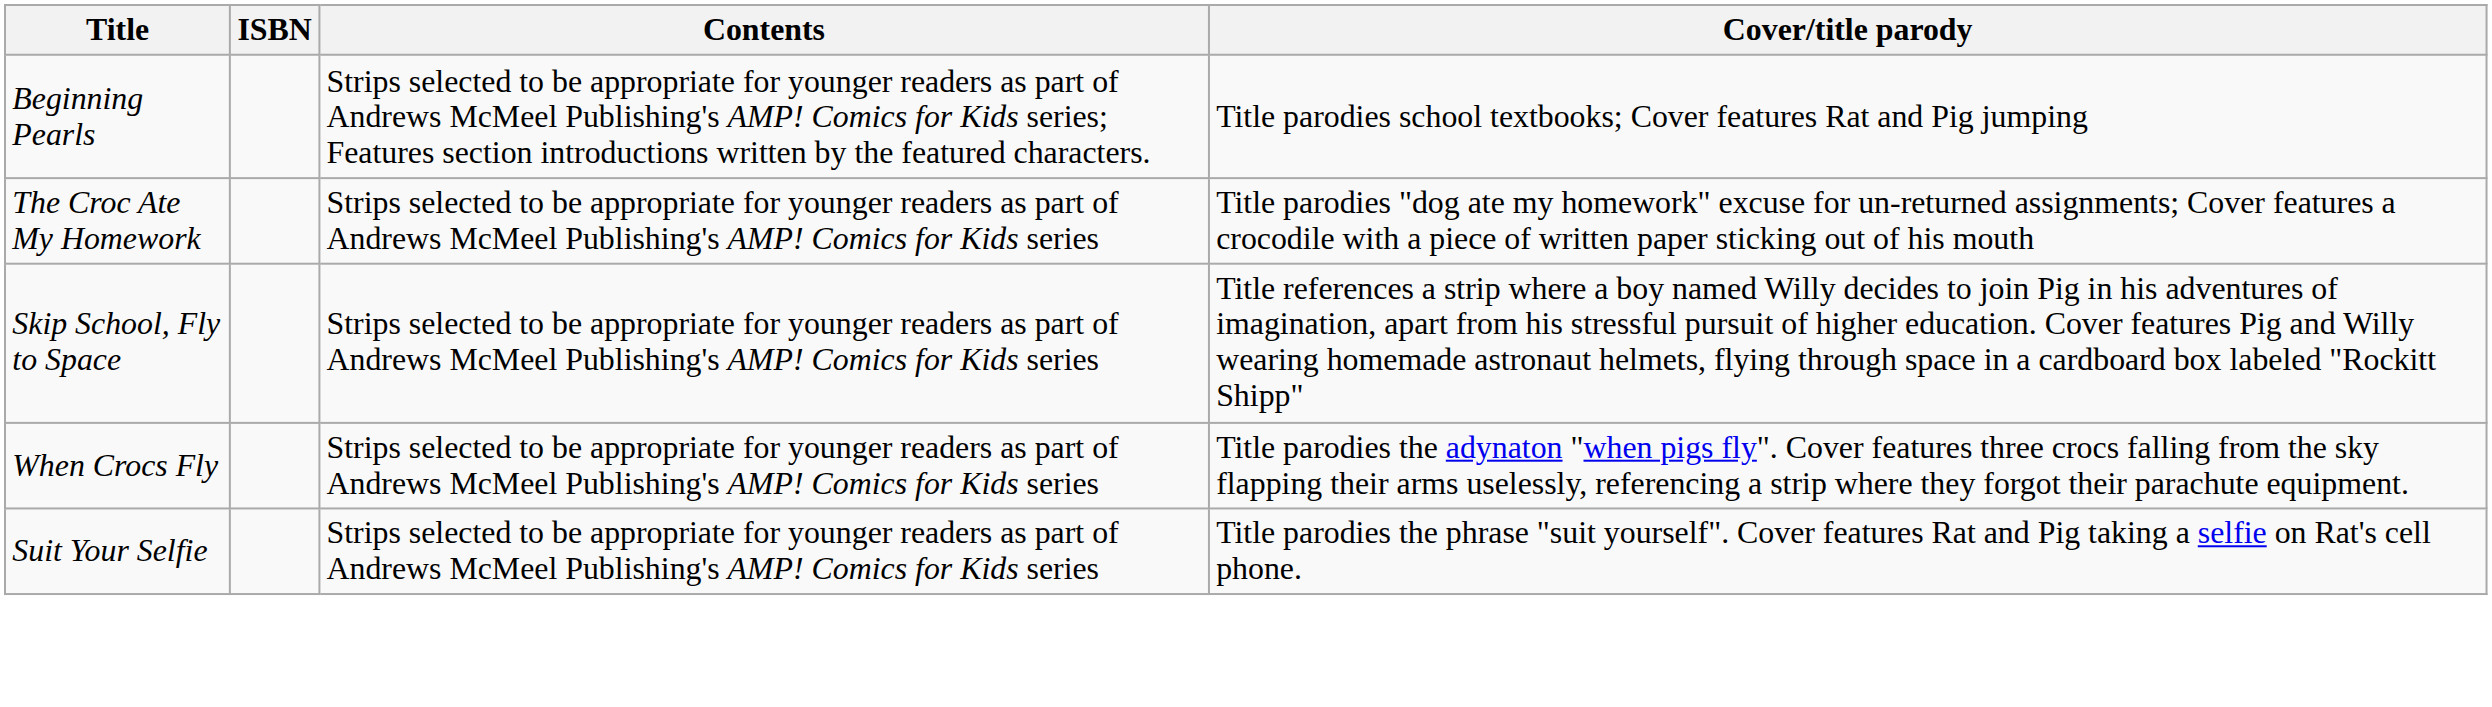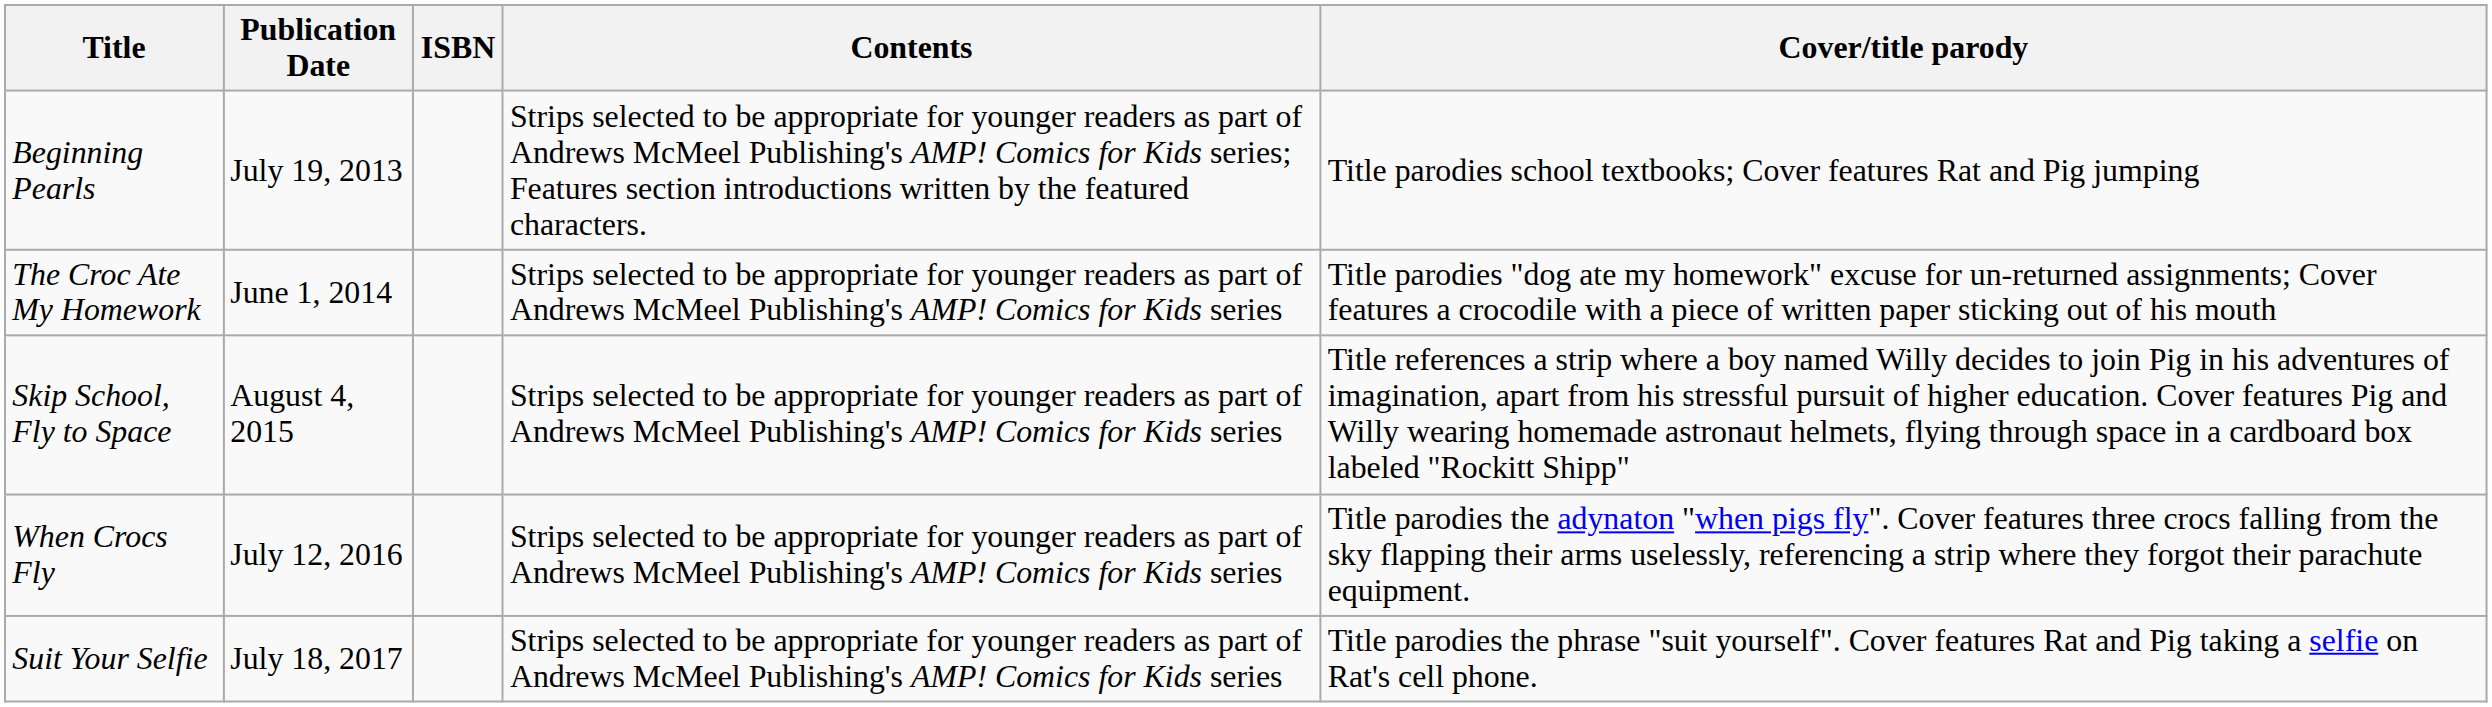+ column: (318, 47)
